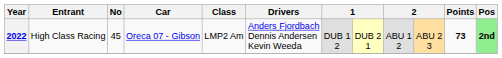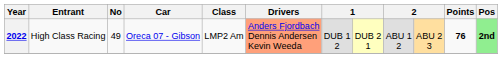(116, 36) 45 -> (116, 36) 49
(284, 36) no background -> (284, 36) lightsalmon background
(460, 36) 73 -> (460, 36) 76
